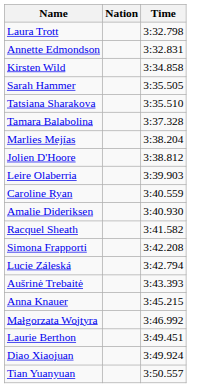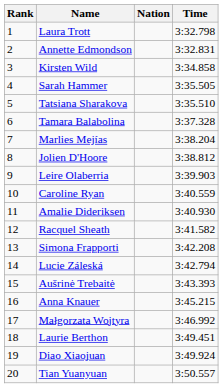+ column: (20, 13)
